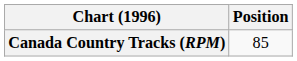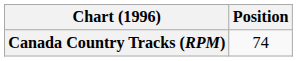(261, 42) 85 -> (261, 42) 74
